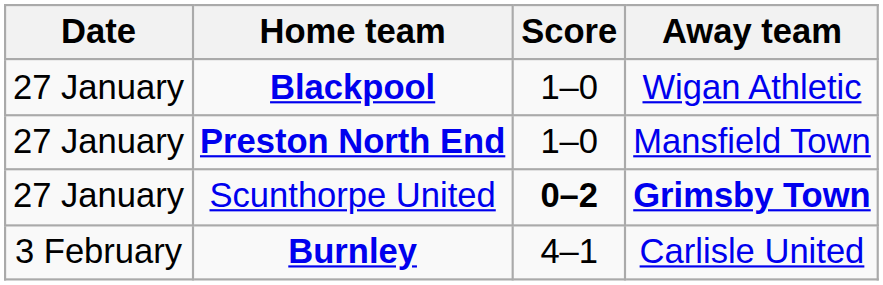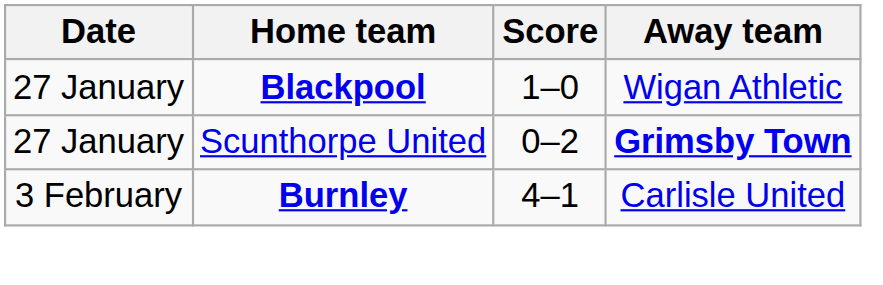- row: (353, 141)
(569, 196) bold -> (550, 141) normal
